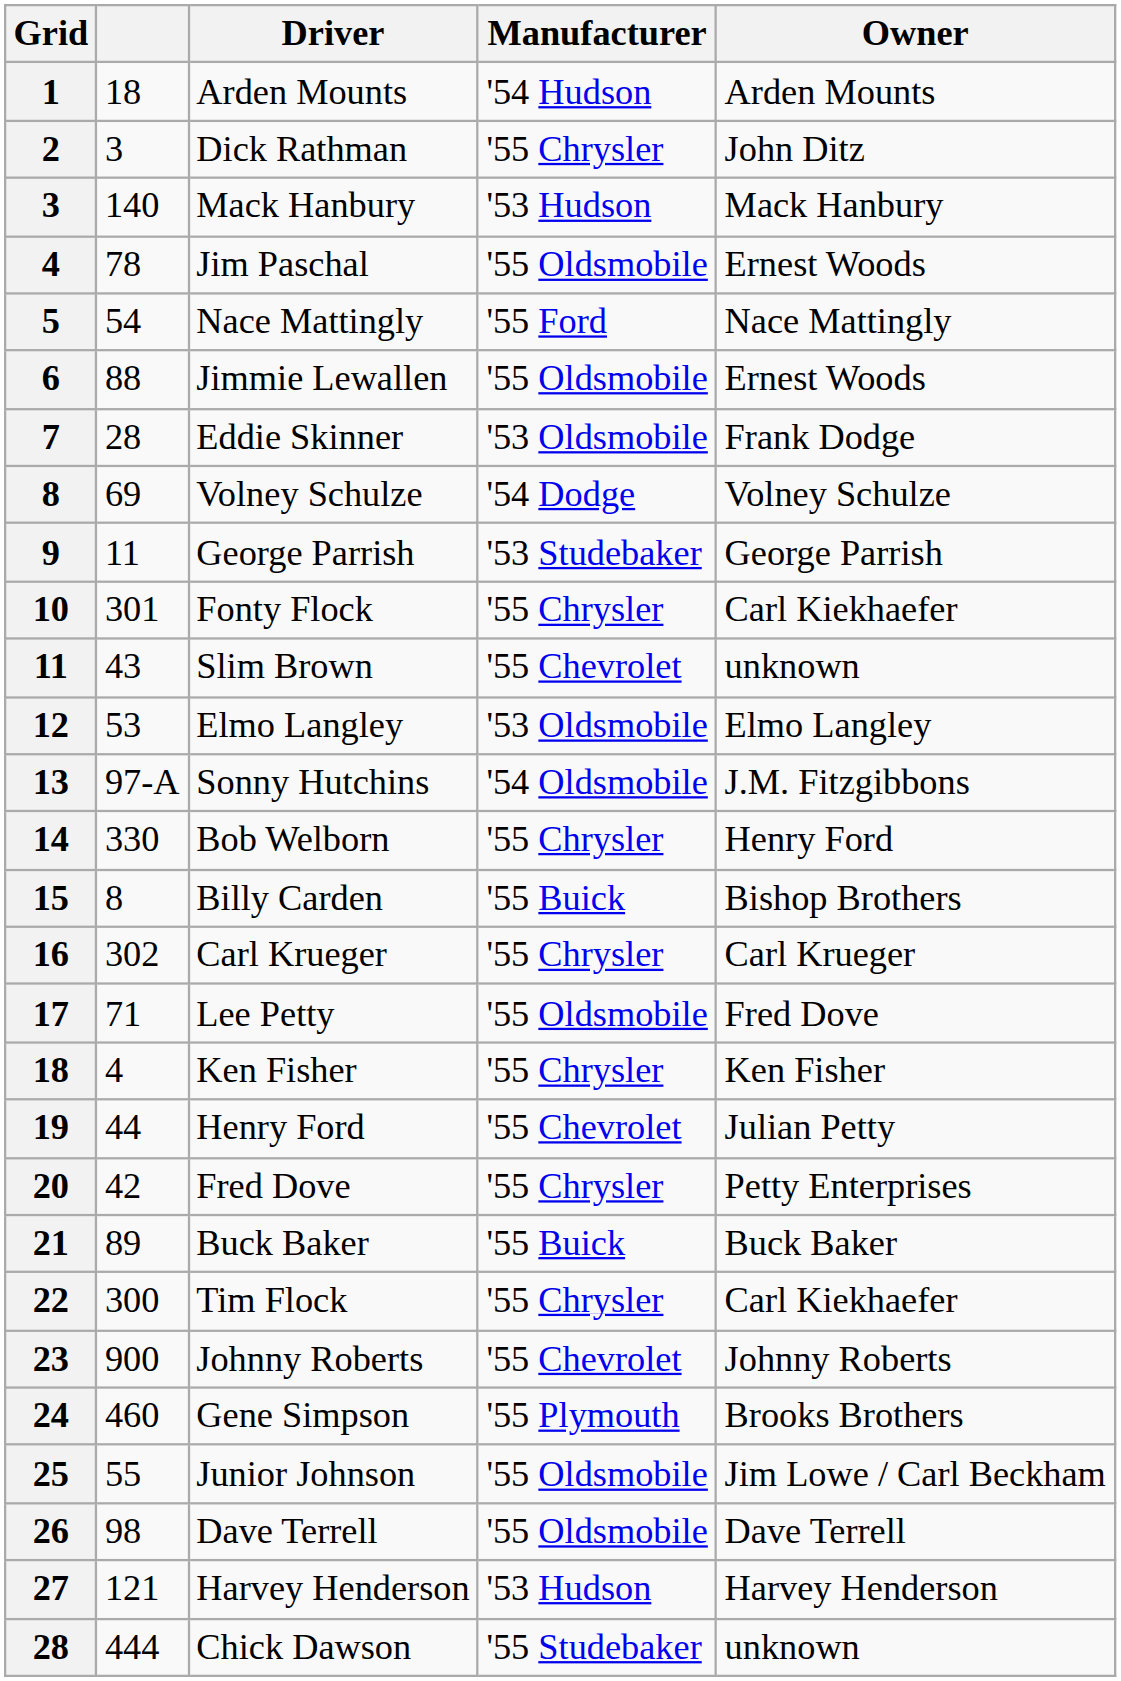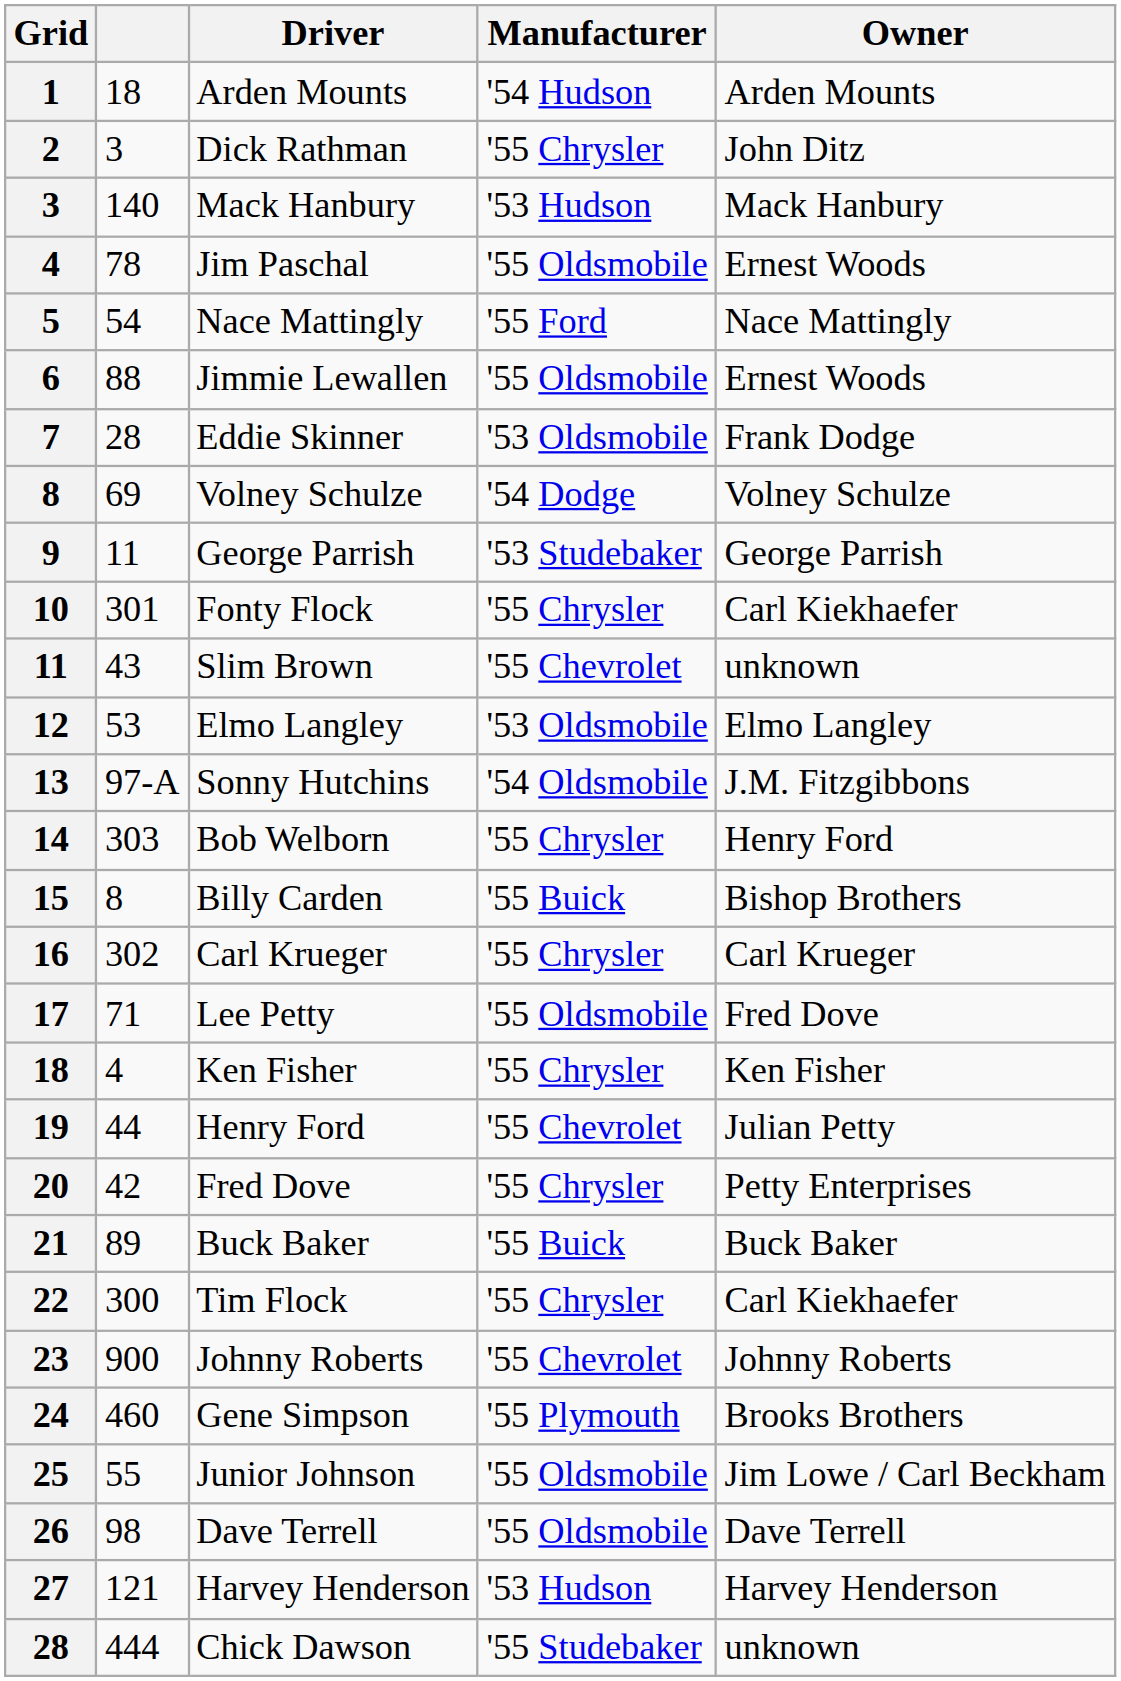(132, 839) 330 -> (132, 839) 303
